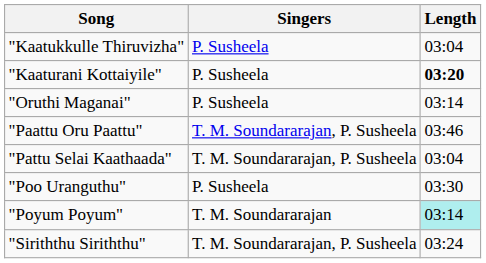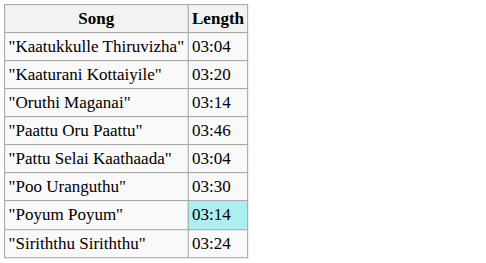- column: (304, 18)
(444, 74) bold -> (211, 74) normal
